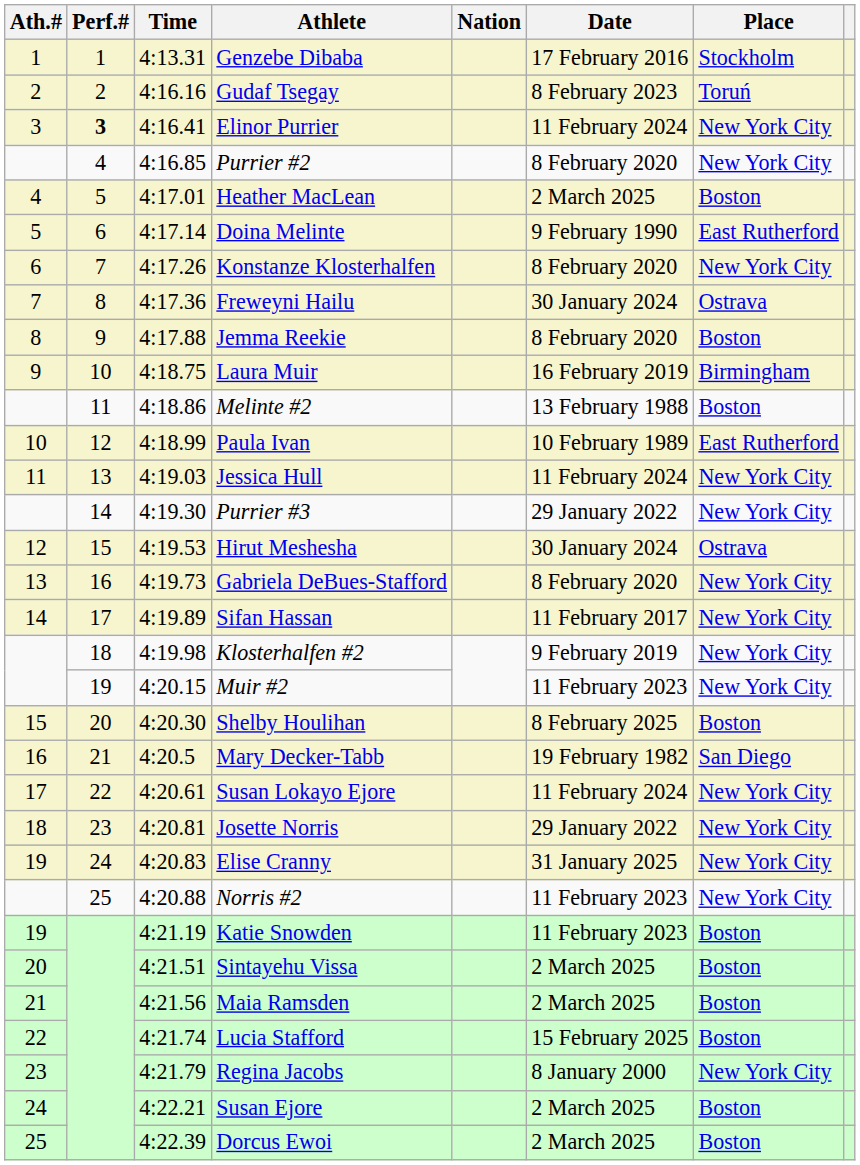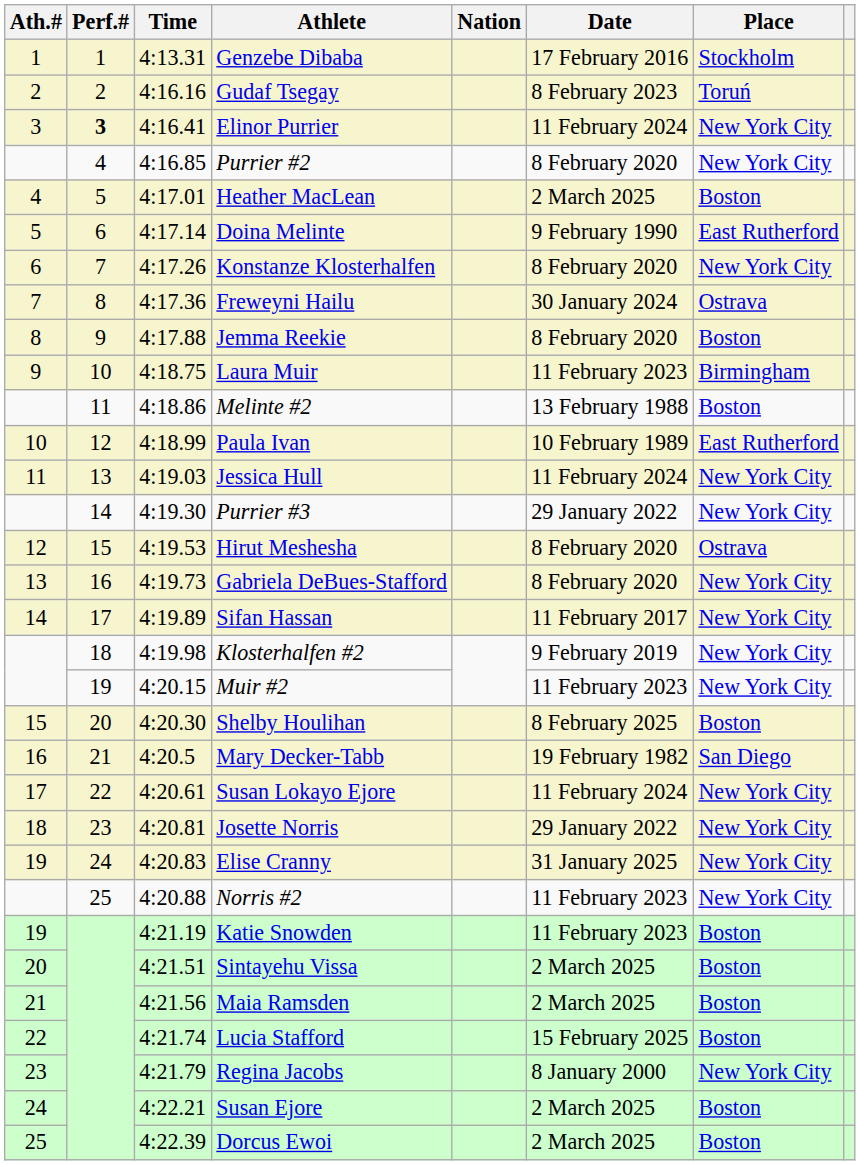(610, 372) 16 February 2019 -> (609, 372) 11 February 2023
(604, 547) 30 January 2024 -> (604, 547) 8 February 2020
